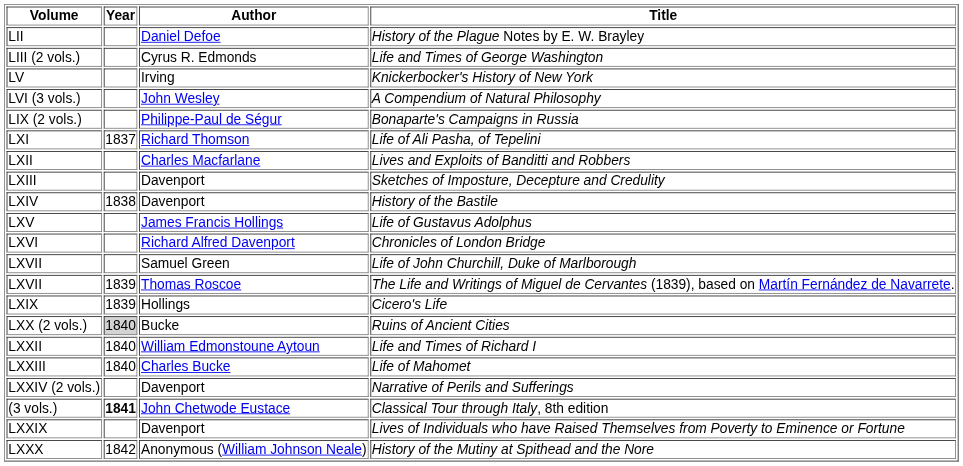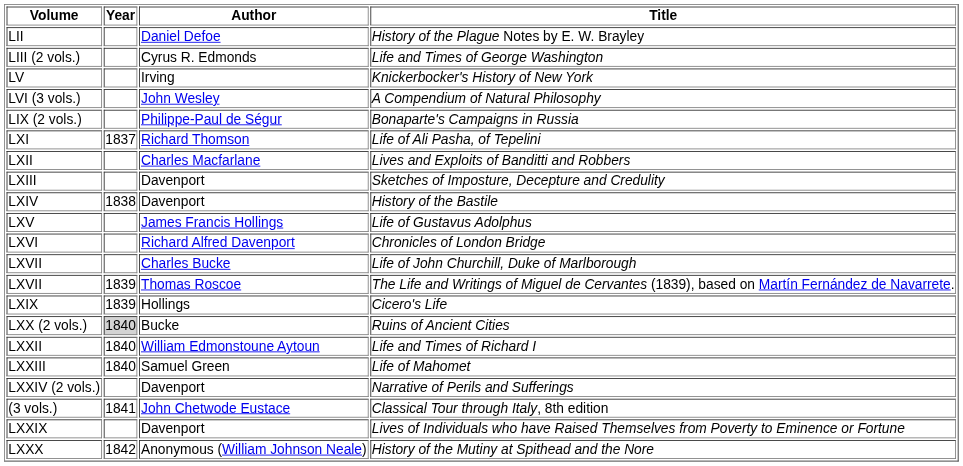(185, 263) Samuel Green -> (186, 263) Charles Bucke
(186, 366) Charles Bucke -> (185, 366) Samuel Green
(121, 408) bold -> (121, 408) normal
